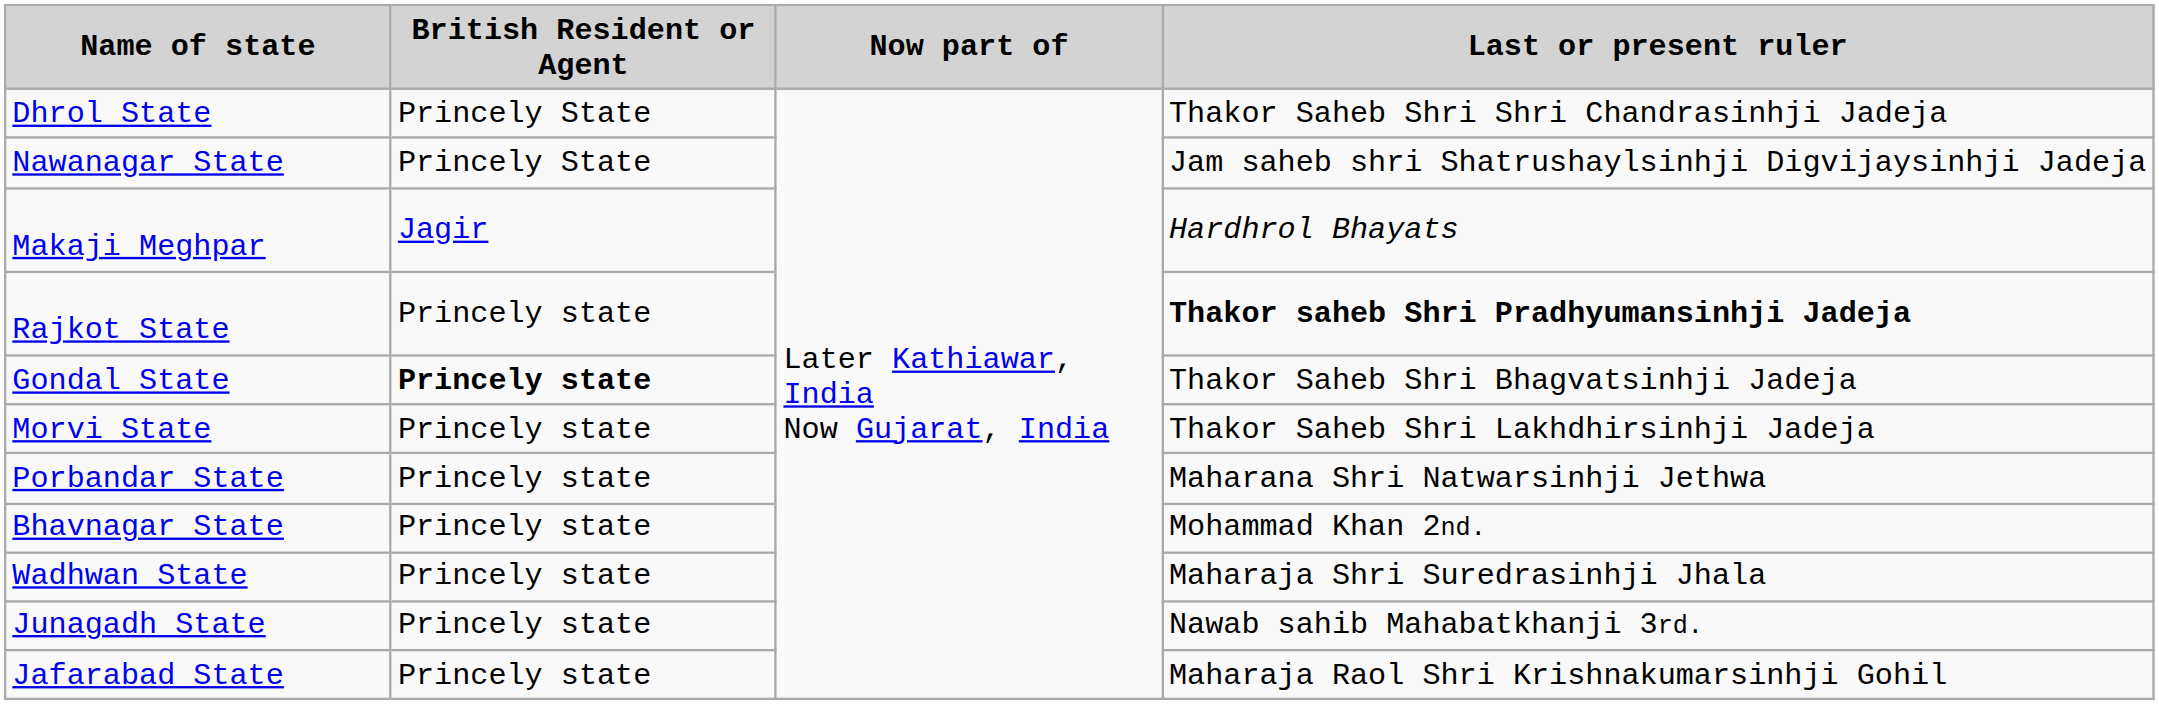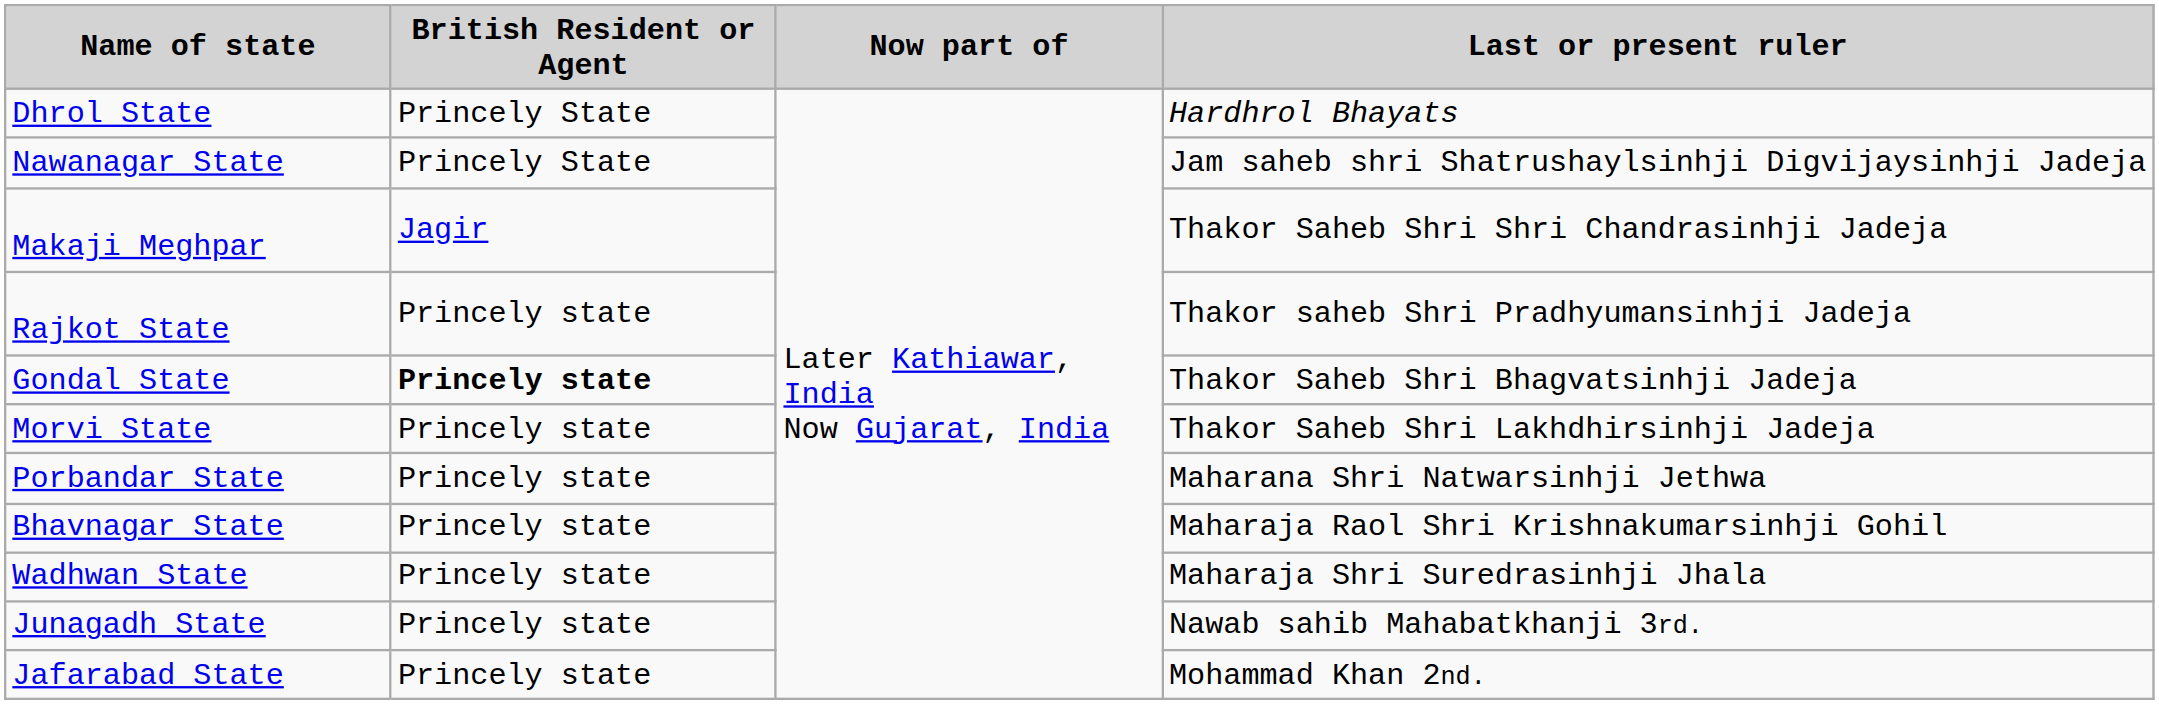(1558, 114) Thakor Saheb Shri Shri Chandrasinhji Jadeja -> (1314, 114) Hardhrol Bhayats
(1314, 229) Hardhrol Bhayats -> (1558, 229) Thakor Saheb Shri Shri Chandrasinhji Jadeja
(1540, 313) bold -> (1540, 313) normal
(1327, 527) Mohammad Khan 2nd. -> (1558, 527) Maharaja Raol Shri Krishnakumarsinhji Gohil
(1558, 675) Maharaja Raol Shri Krishnakumarsinhji Gohil -> (1327, 675) Mohammad Khan 2nd.
